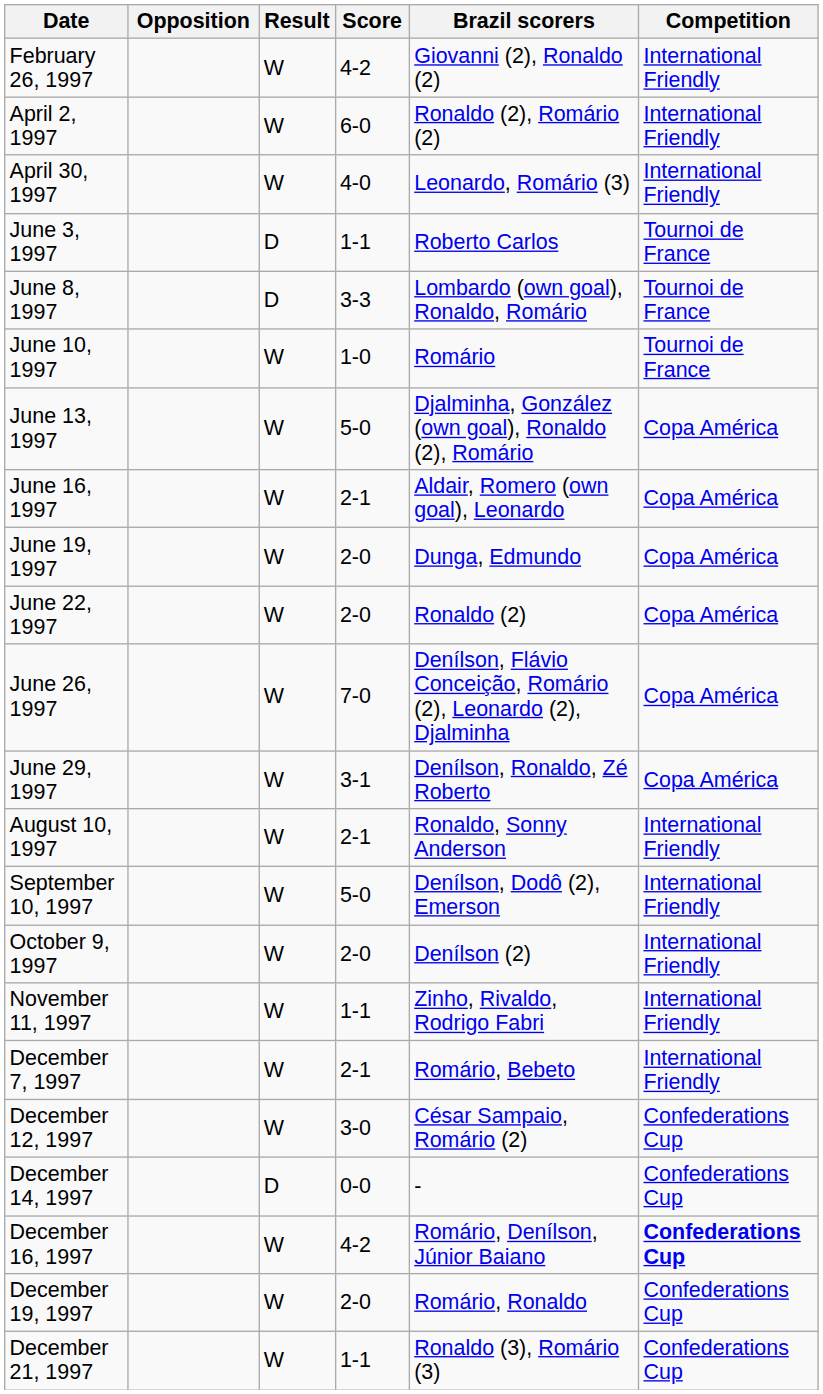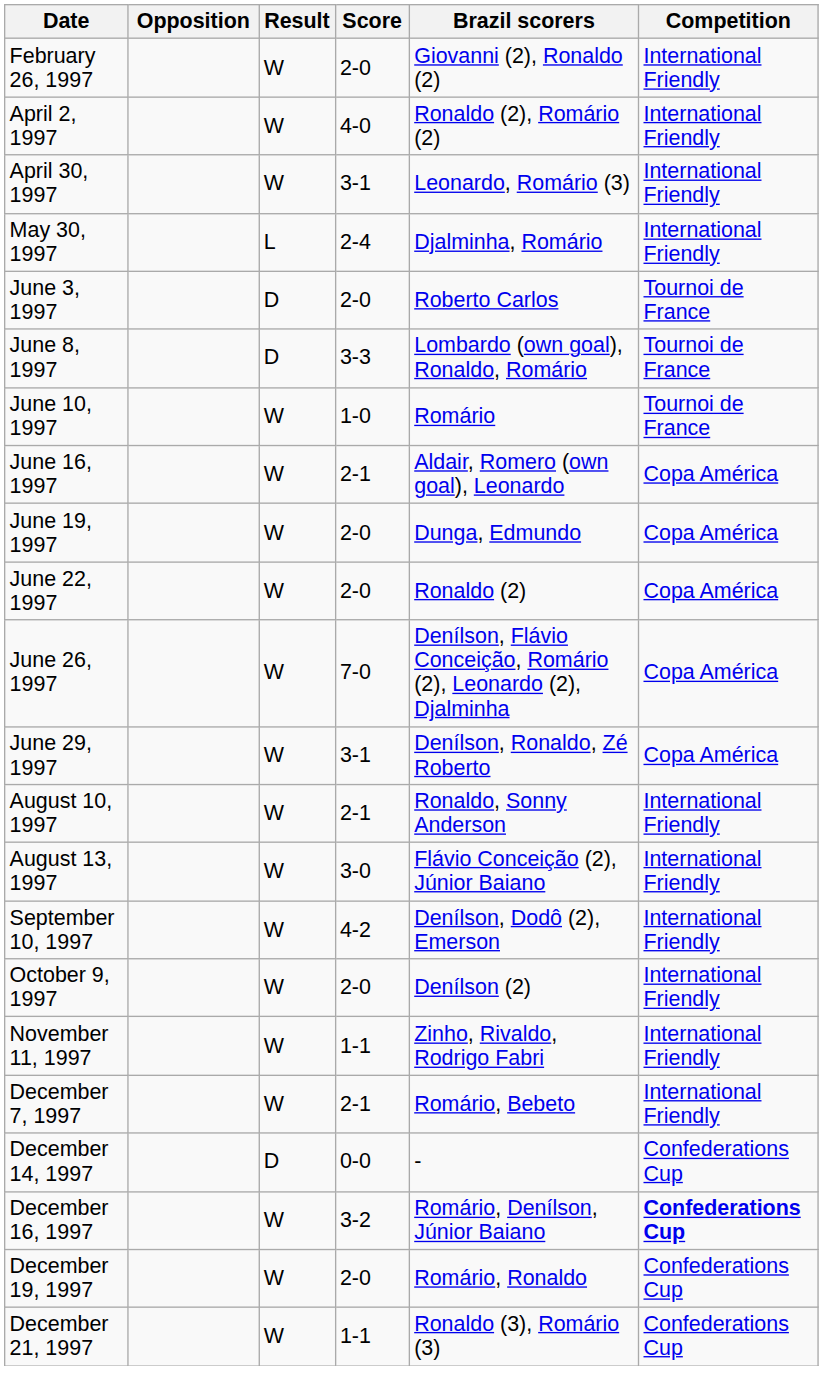(355, 67) 4-2 -> (355, 67) 2-0
(355, 125) 6-0 -> (355, 125) 4-0
(355, 183) 4-0 -> (355, 183) 3-1
+ row: (48, 241)
(355, 241) 1-1 -> (355, 300) 2-0
- row: (51, 428)
+ row: (61, 871)
(355, 895) 5-0 -> (355, 929) 4-2
- row: (59, 1128)
(355, 1244) 4-2 -> (355, 1220) 3-2
